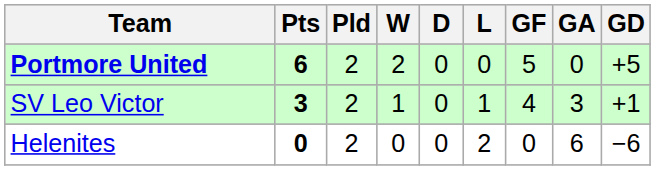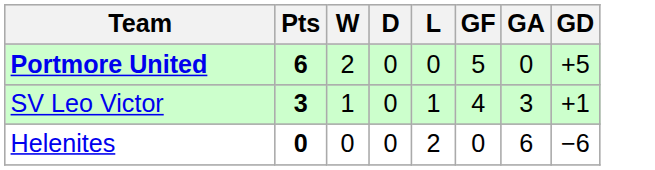- column: (351, 24)
